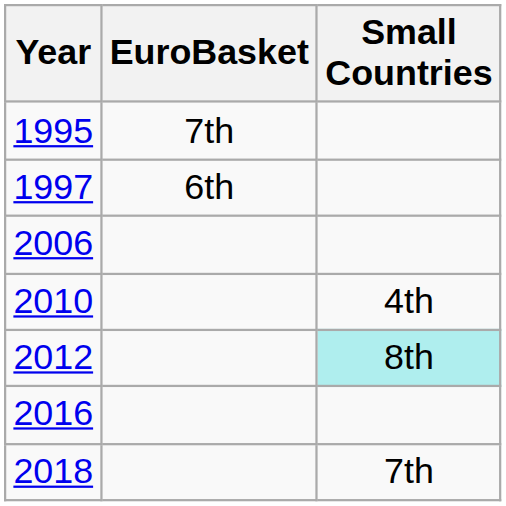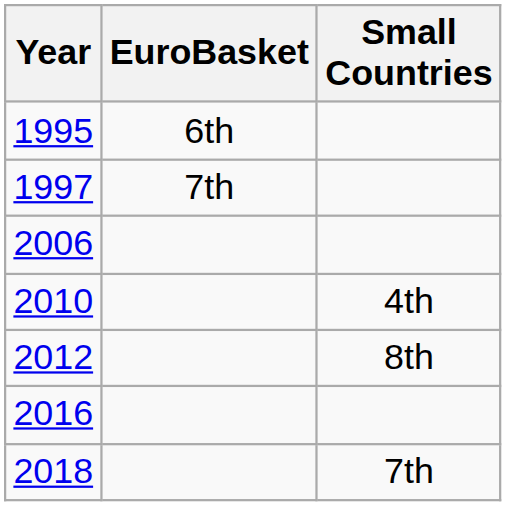(209, 130) 7th -> (209, 130) 6th
(209, 186) 6th -> (209, 186) 7th
(409, 357) paleturquoise background -> (409, 357) no background
